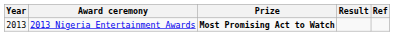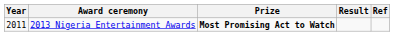(16, 25) 2013 -> (16, 25) 2011
